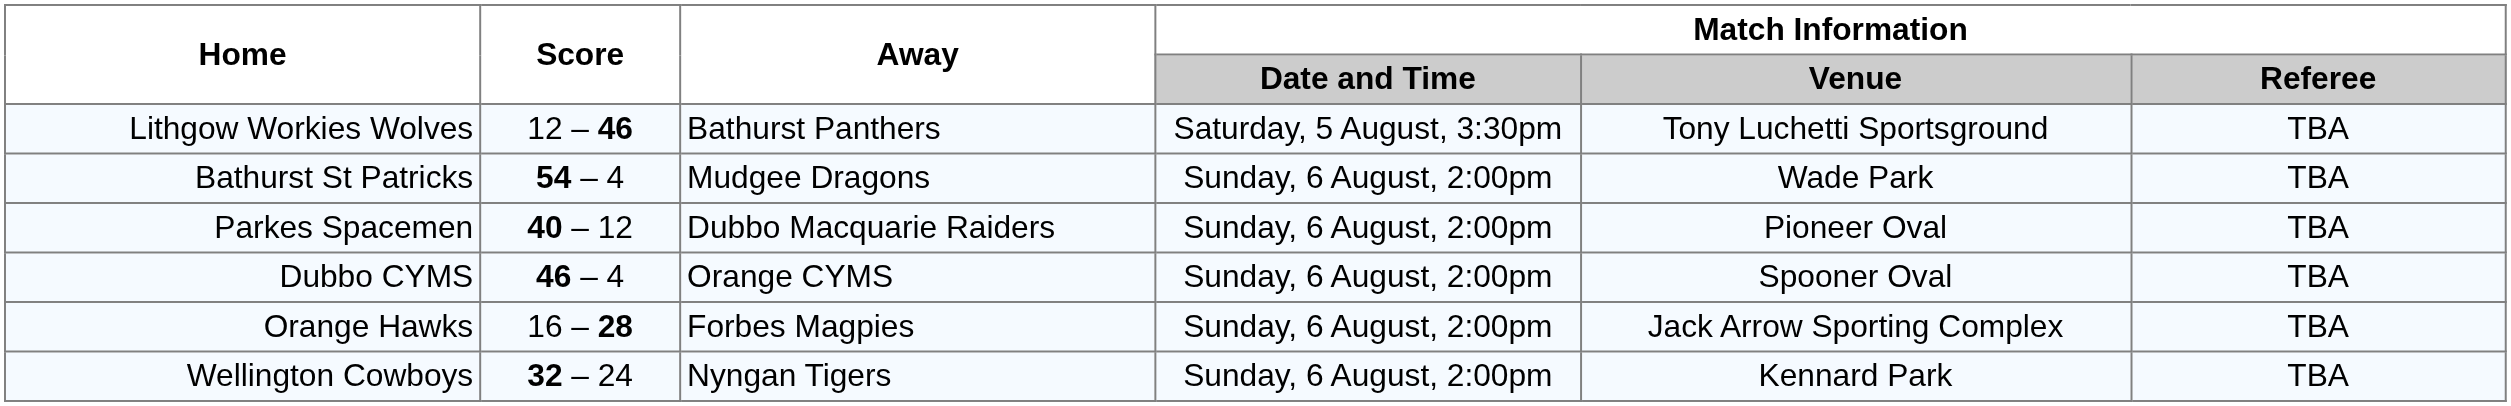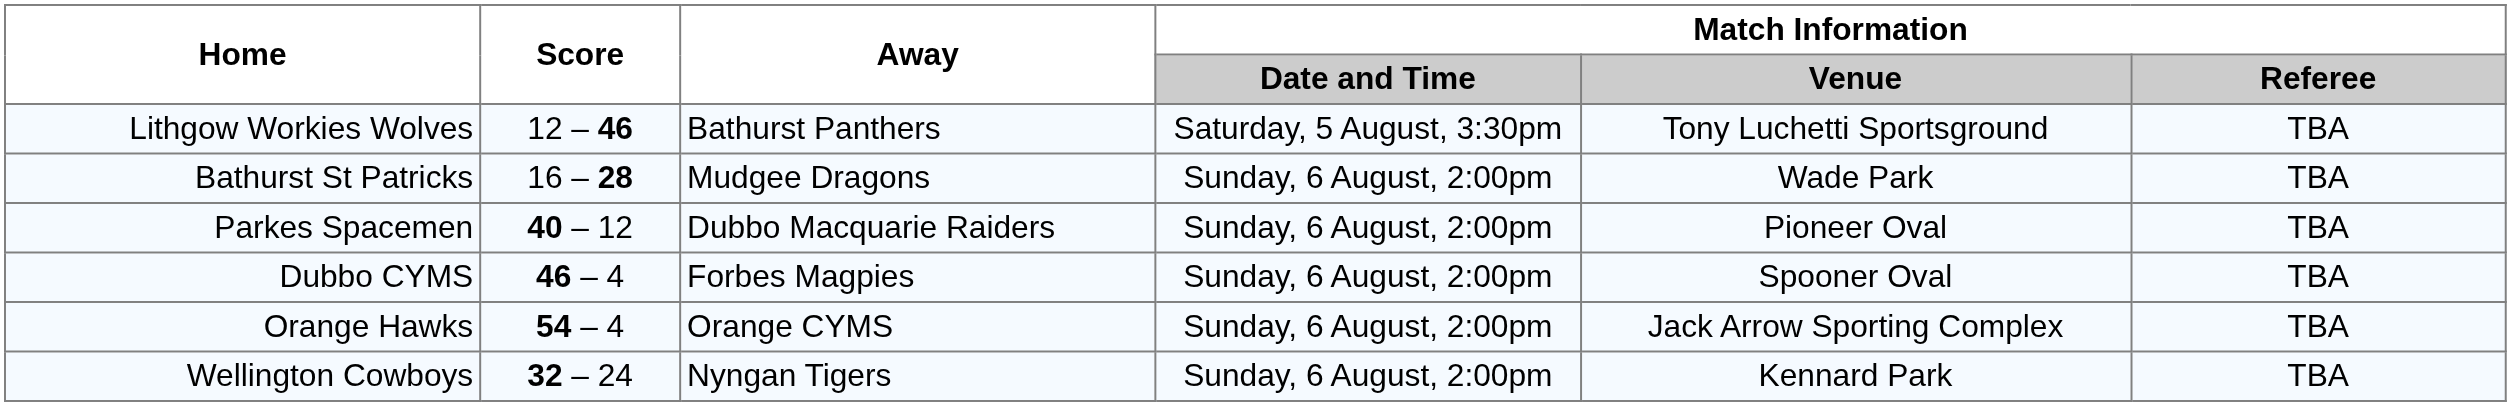(580, 177) 54 – 4 -> (580, 177) 16 – 28
(790, 276) Orange CYMS -> (801, 276) Forbes Magpies
(580, 326) 16 – 28 -> (580, 326) 54 – 4
(801, 326) Forbes Magpies -> (790, 326) Orange CYMS
